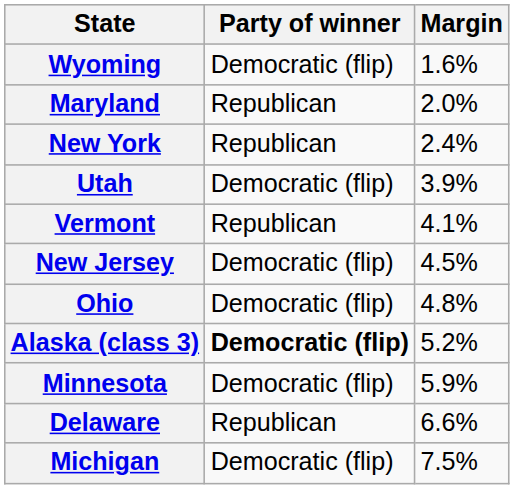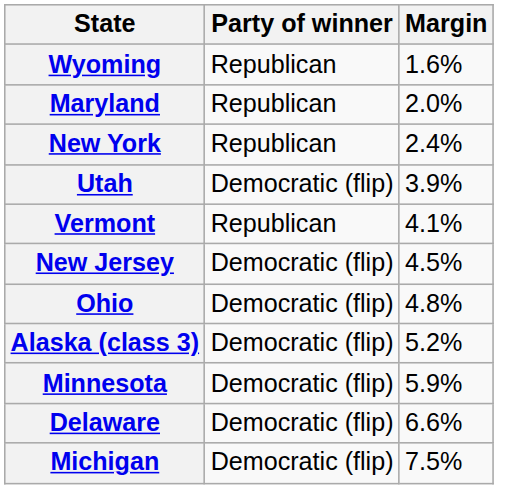(302, 64) Democratic (flip) -> (274, 64) Republican
(310, 343) bold -> (302, 343) normal
(274, 422) Republican -> (302, 422) Democratic (flip)
